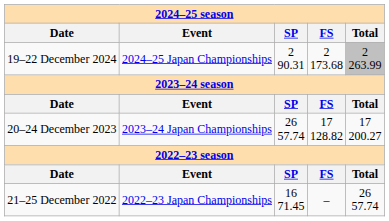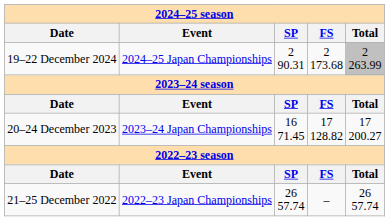(291, 129) 26 57.74 -> (291, 129) 16 71.45
(291, 200) 16 71.45 -> (291, 200) 26 57.74
